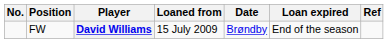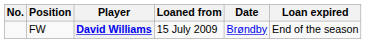- column: (372, 13)
